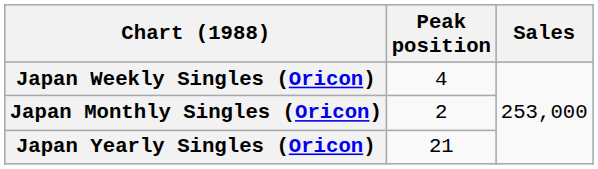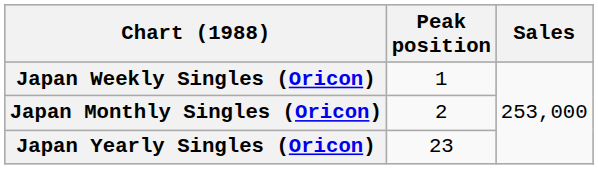(441, 79) 4 -> (441, 79) 1
(441, 147) 21 -> (441, 147) 23
